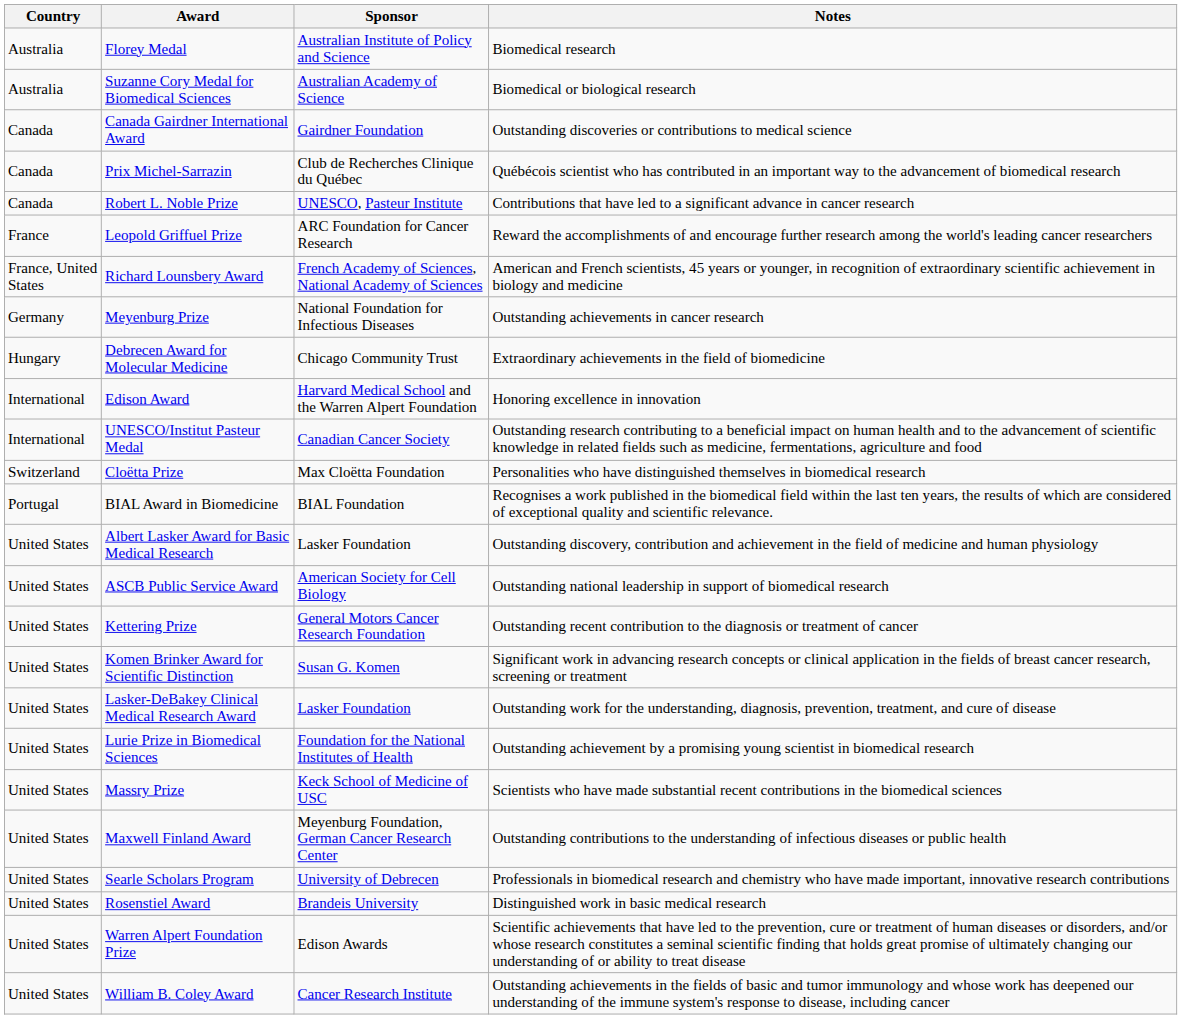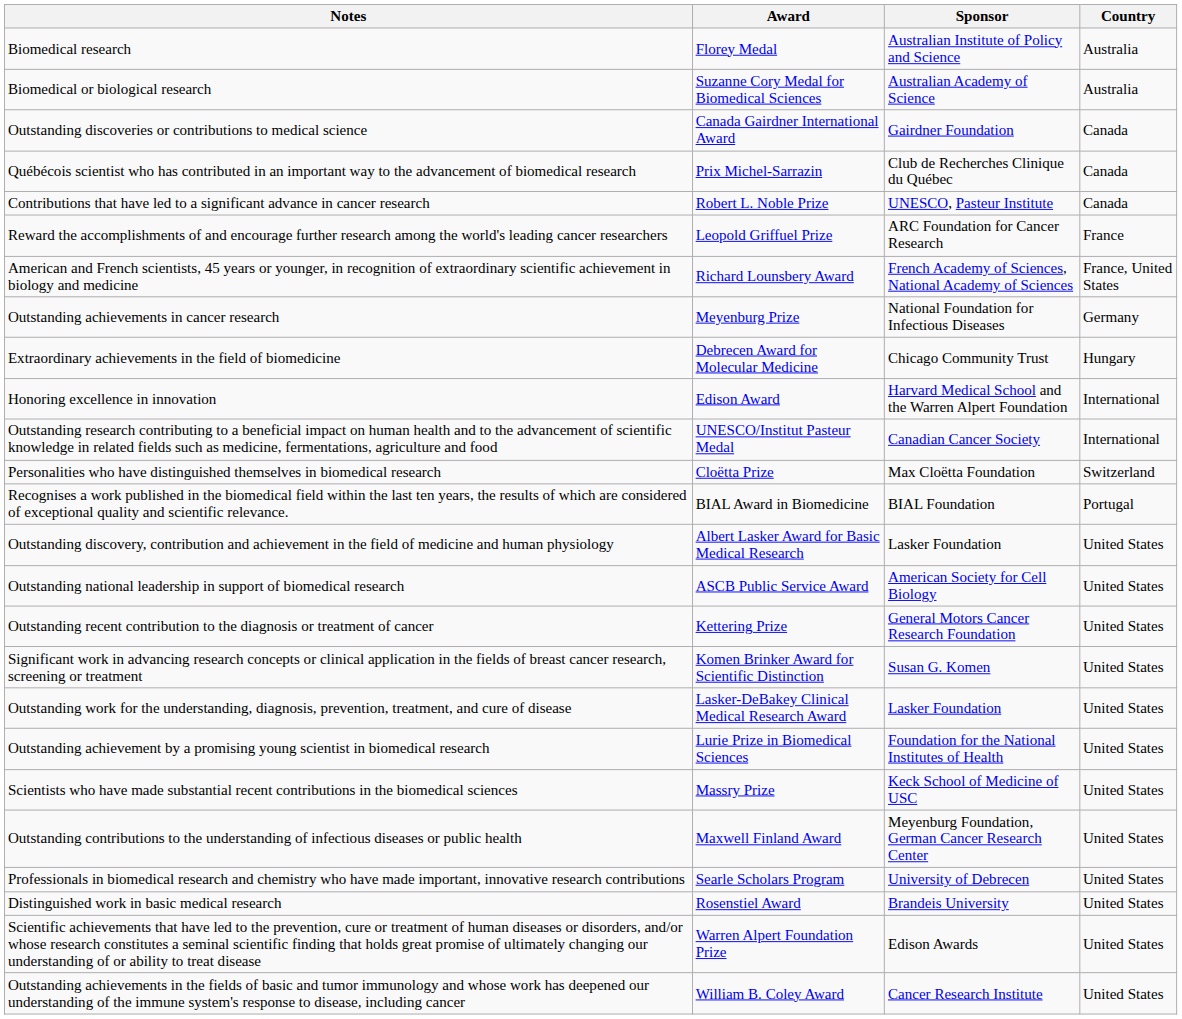columns swapped: (53, 16) <-> (833, 16)
